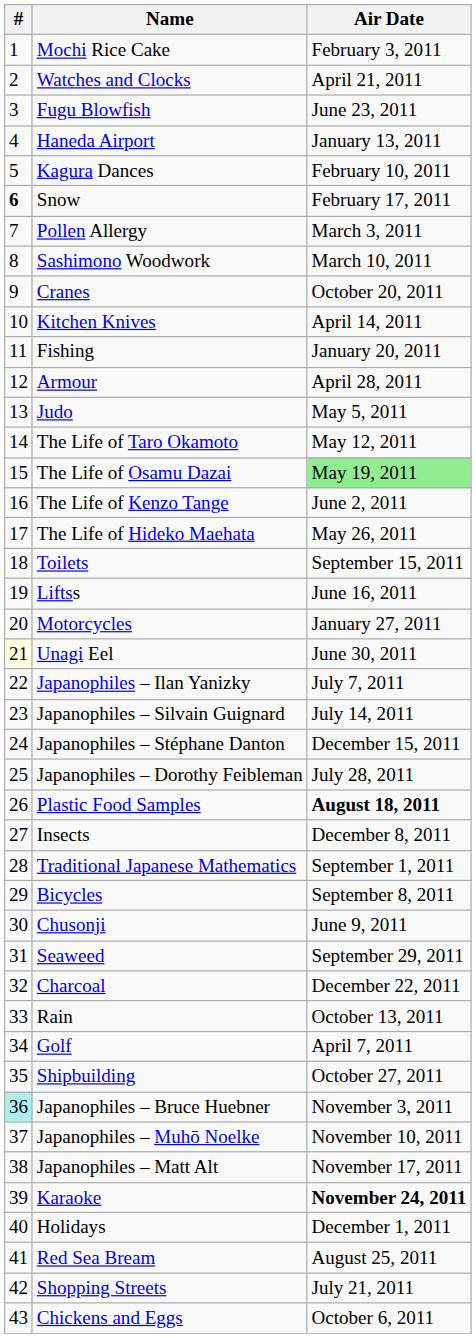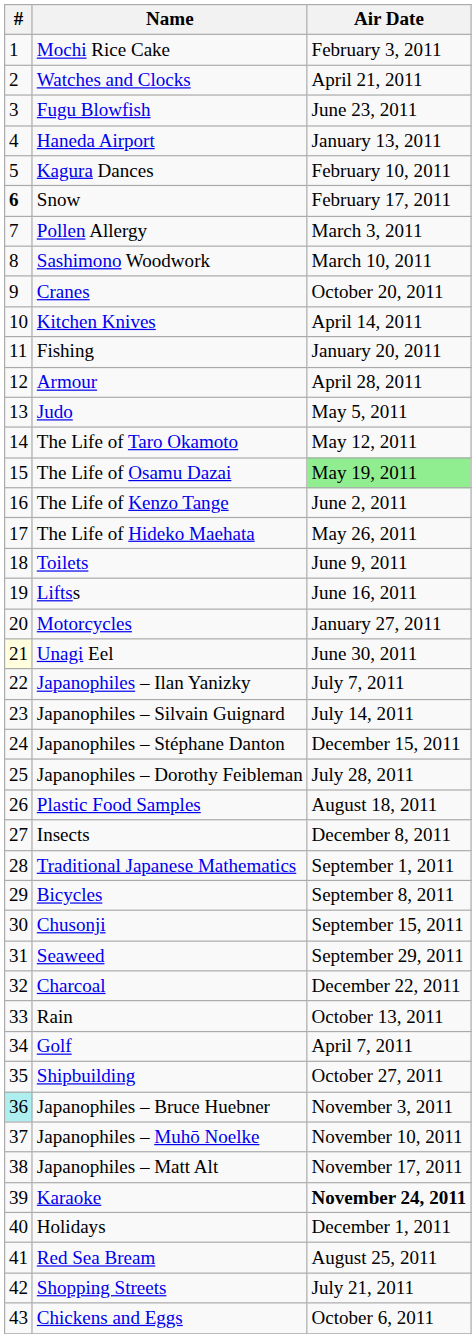(388, 563) September 15, 2011 -> (360, 563) June 9, 2011
(376, 804) bold -> (374, 804) normal
(360, 925) June 9, 2011 -> (388, 925) September 15, 2011
